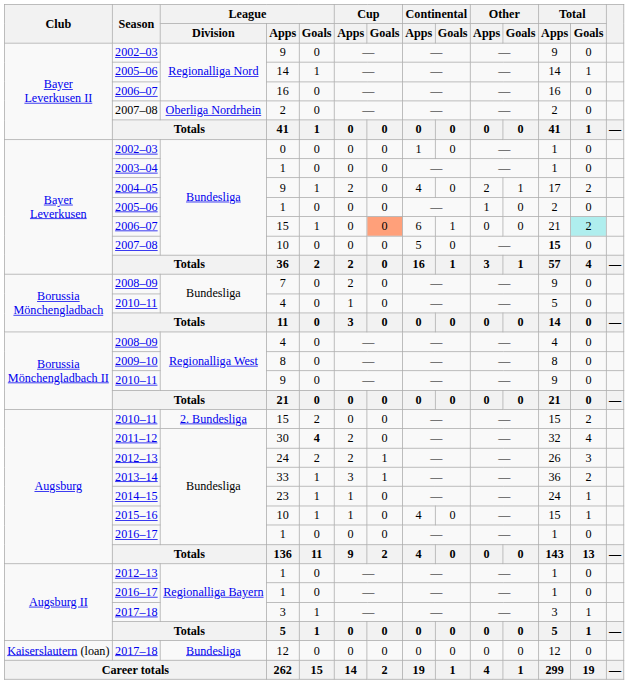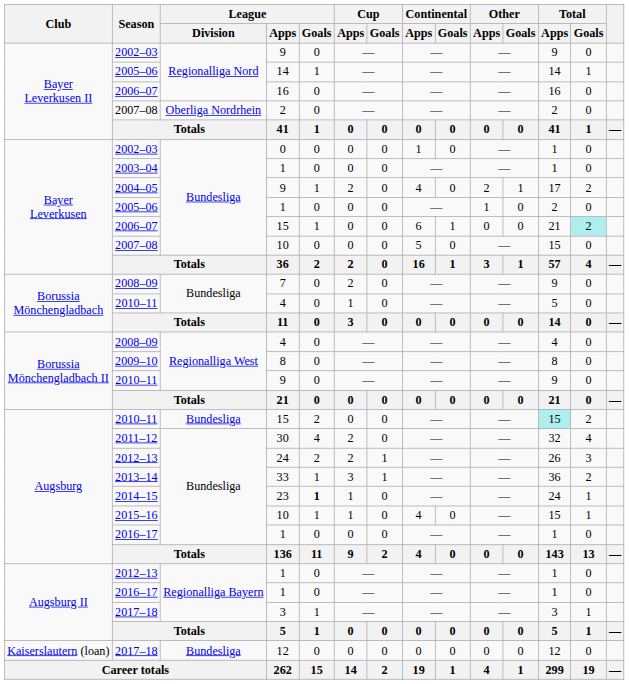(385, 226) lightsalmon background -> (385, 226) no background
(555, 245) bold -> (555, 245) normal
(213, 419) 2. Bundesliga -> (213, 419) Bundesliga
(555, 419) no background -> (555, 419) paleturquoise background
(317, 438) bold -> (317, 438) normal
(317, 496) normal -> (317, 496) bold
